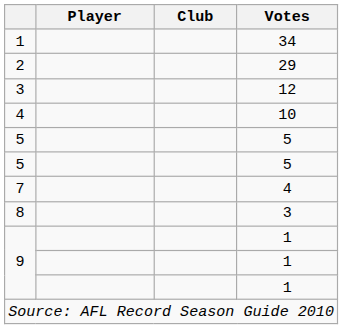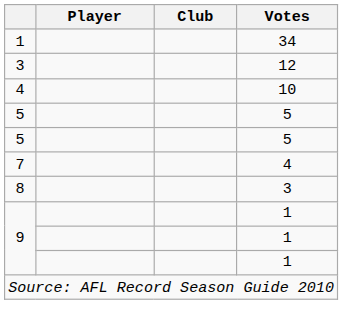- row: (20, 66)
